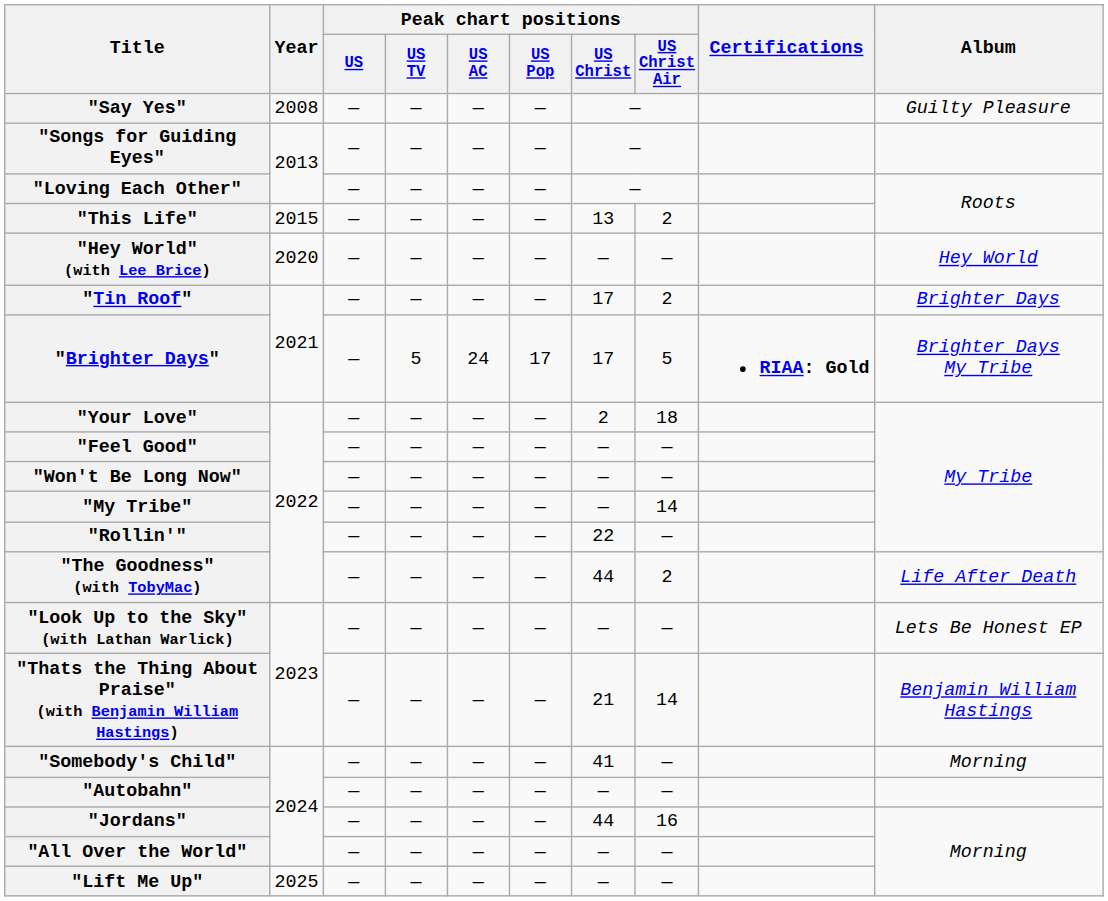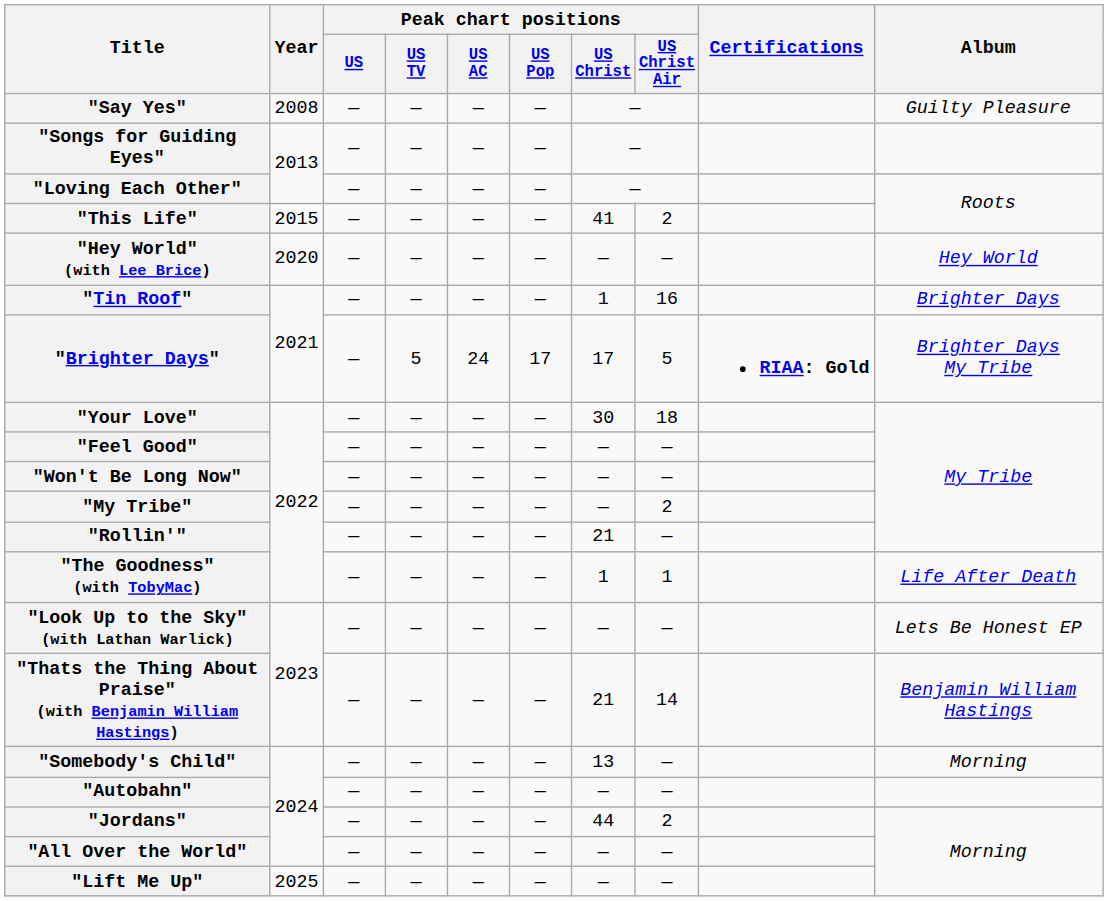(603, 219) 13 -> (603, 219) 41
(603, 300) 17 -> (603, 300) 1
(667, 300) 2 -> (667, 300) 16
(603, 417) 2 -> (603, 417) 30
(667, 507) 14 -> (667, 507) 2
(603, 537) 22 -> (603, 537) 21
(603, 577) 44 -> (603, 577) 1
(667, 577) 2 -> (667, 577) 1
(603, 762) 41 -> (603, 762) 13
(667, 822) 16 -> (667, 822) 2
